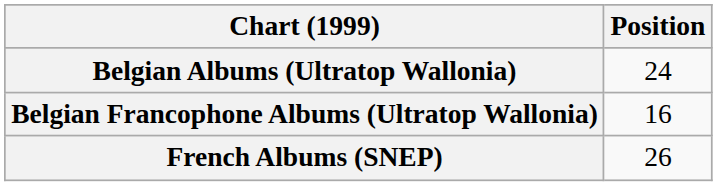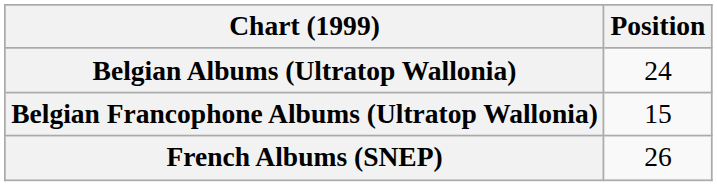(658, 113) 16 -> (658, 113) 15
